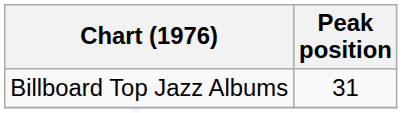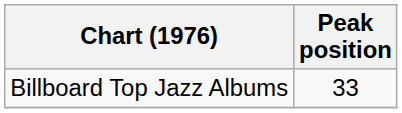(345, 88) 31 -> (345, 88) 33
